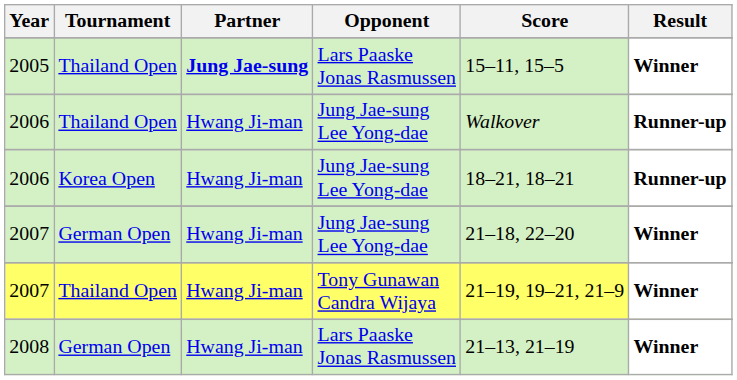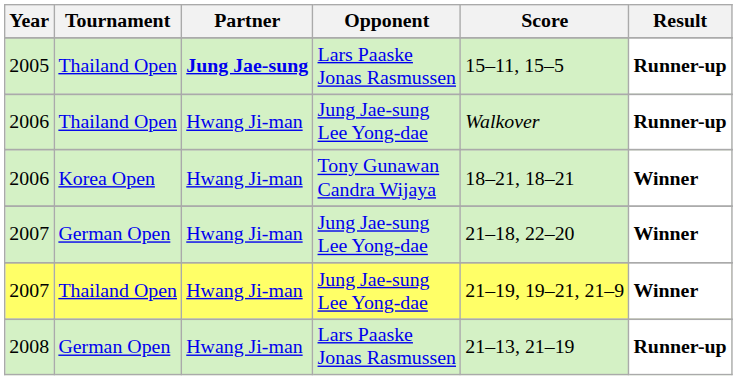(666, 65) Winner -> (680, 65) Runner-up
(374, 178) Jung Jae-sung Lee Yong-dae -> (378, 178) Tony Gunawan Candra Wijaya
(680, 178) Runner-up -> (666, 178) Winner
(378, 290) Tony Gunawan Candra Wijaya -> (374, 290) Jung Jae-sung Lee Yong-dae
(666, 346) Winner -> (680, 346) Runner-up
